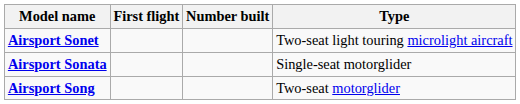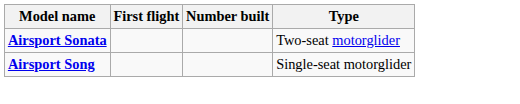- row: (53, 40)
(344, 64) Single-seat motorglider -> (338, 40) Two-seat motorglider
(338, 88) Two-seat motorglider -> (344, 64) Single-seat motorglider
